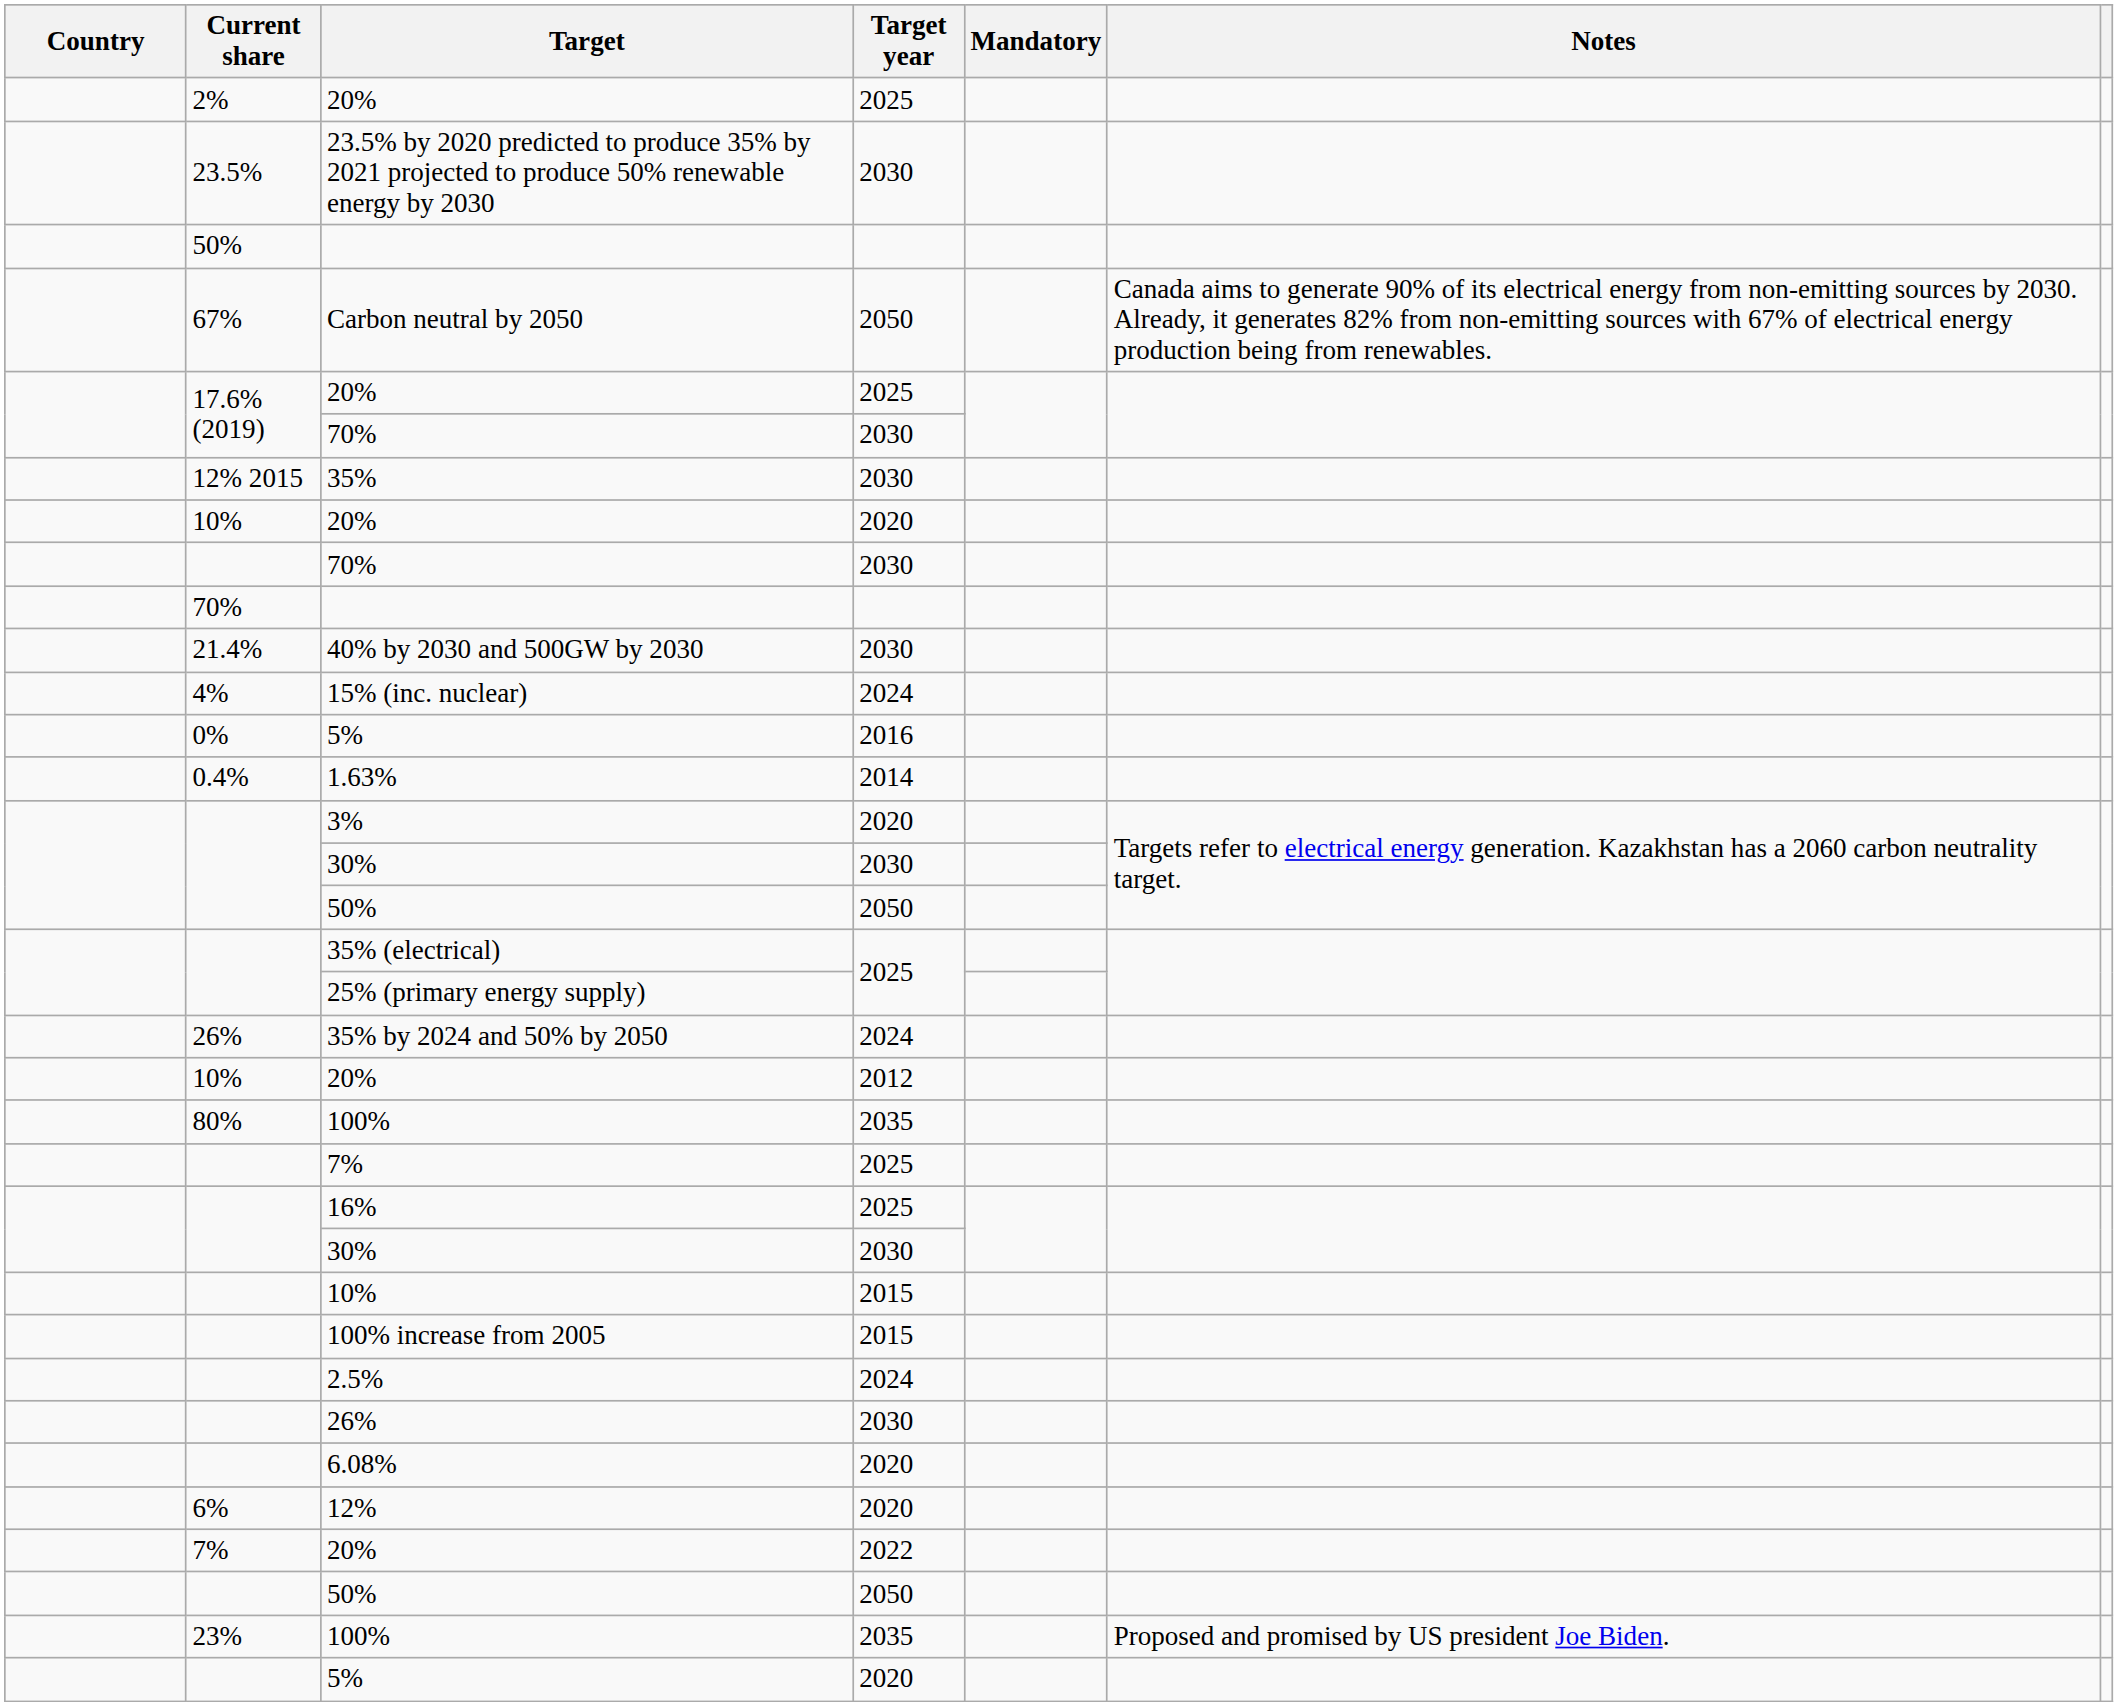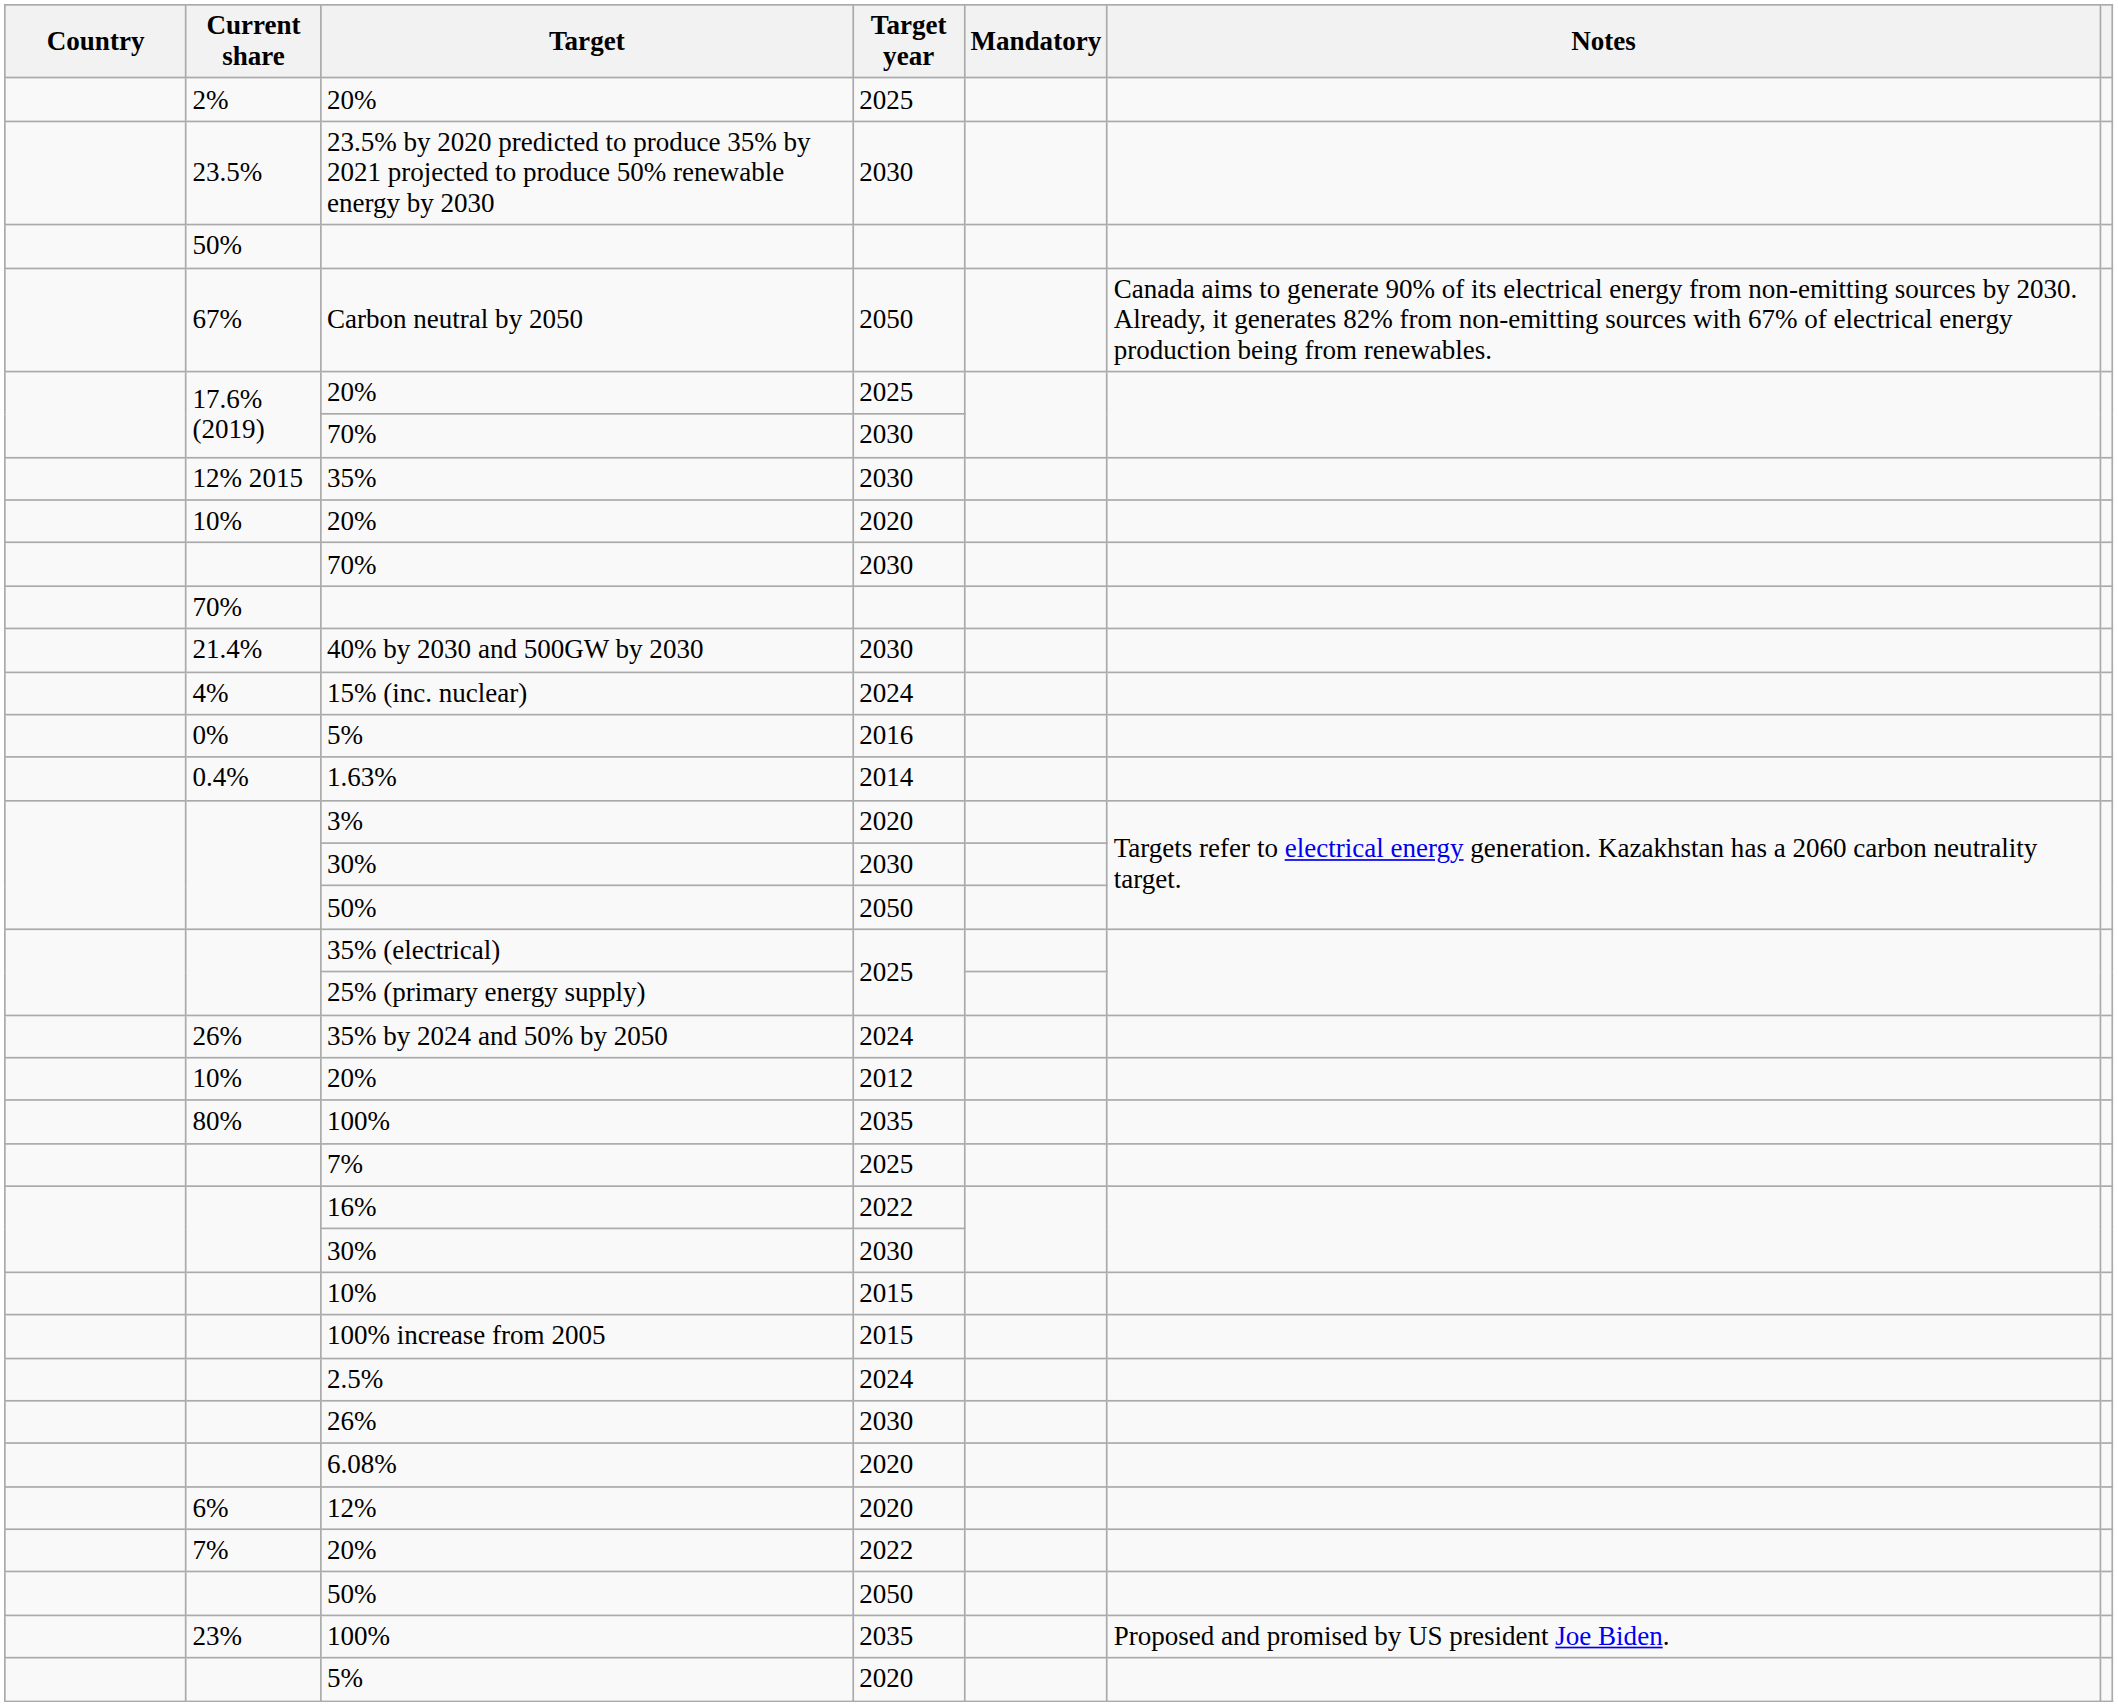(886, 1207) 2025 -> (886, 1207) 2022
